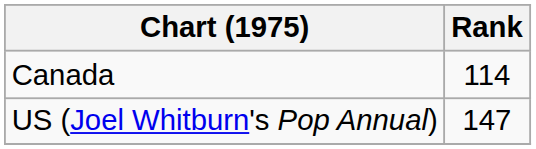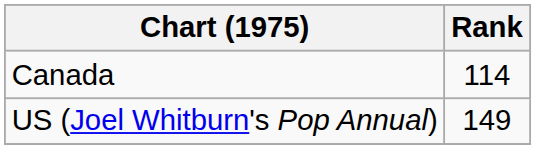(487, 120) 147 -> (487, 120) 149
